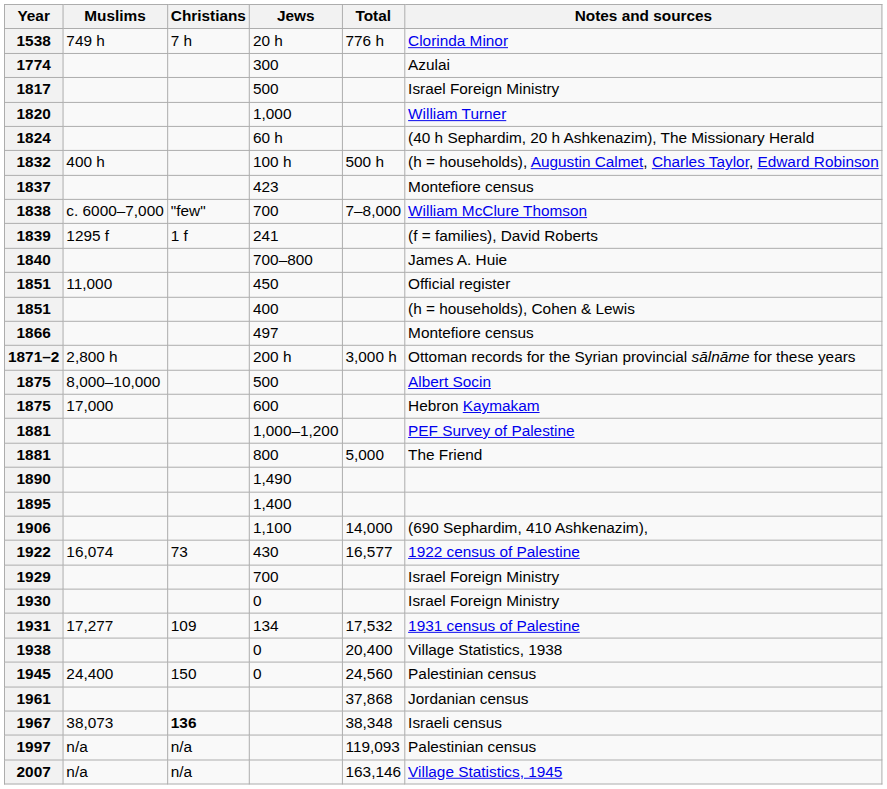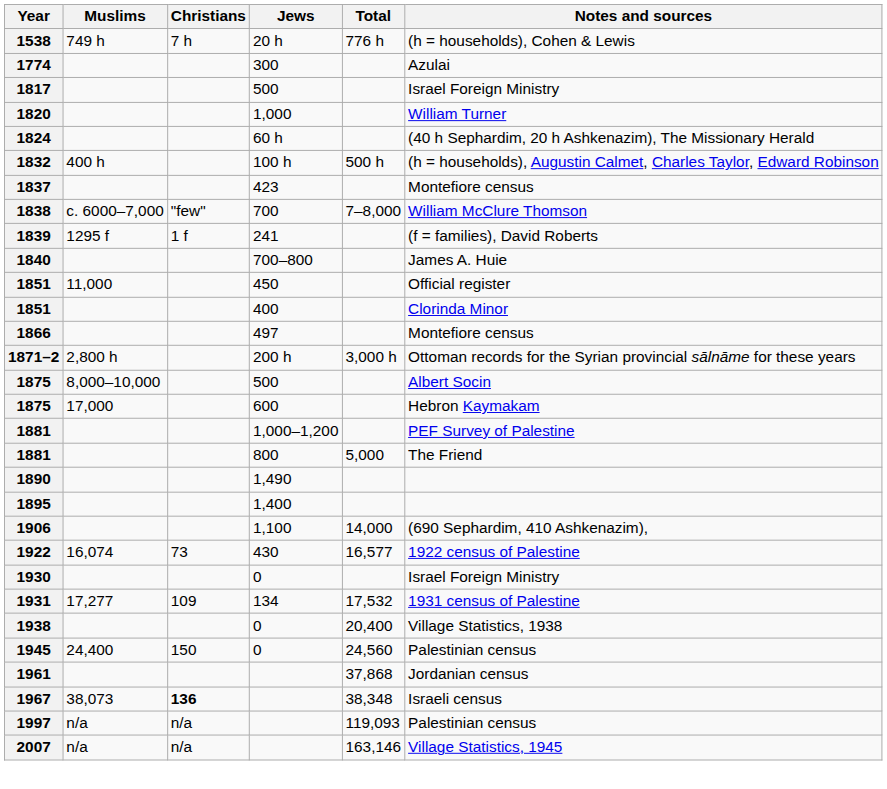(458, 41) Clorinda Minor -> (521, 41) (h = households), Cohen & Lewis
(521, 308) (h = households), Cohen & Lewis -> (458, 308) Clorinda Minor
- row: (34, 576)
